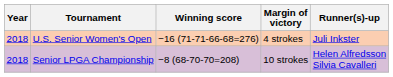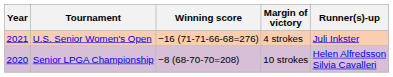(17, 38) 2018 -> (17, 38) 2021
(17, 59) 2018 -> (17, 59) 2020
